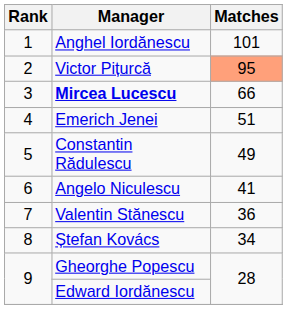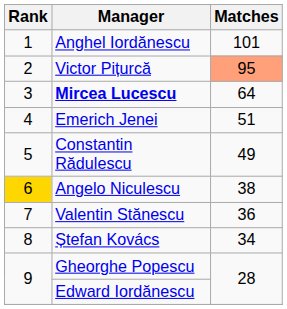(246, 94) 66 -> (246, 94) 64
(28, 189) no background -> (28, 189) gold background
(246, 189) 41 -> (246, 189) 38
